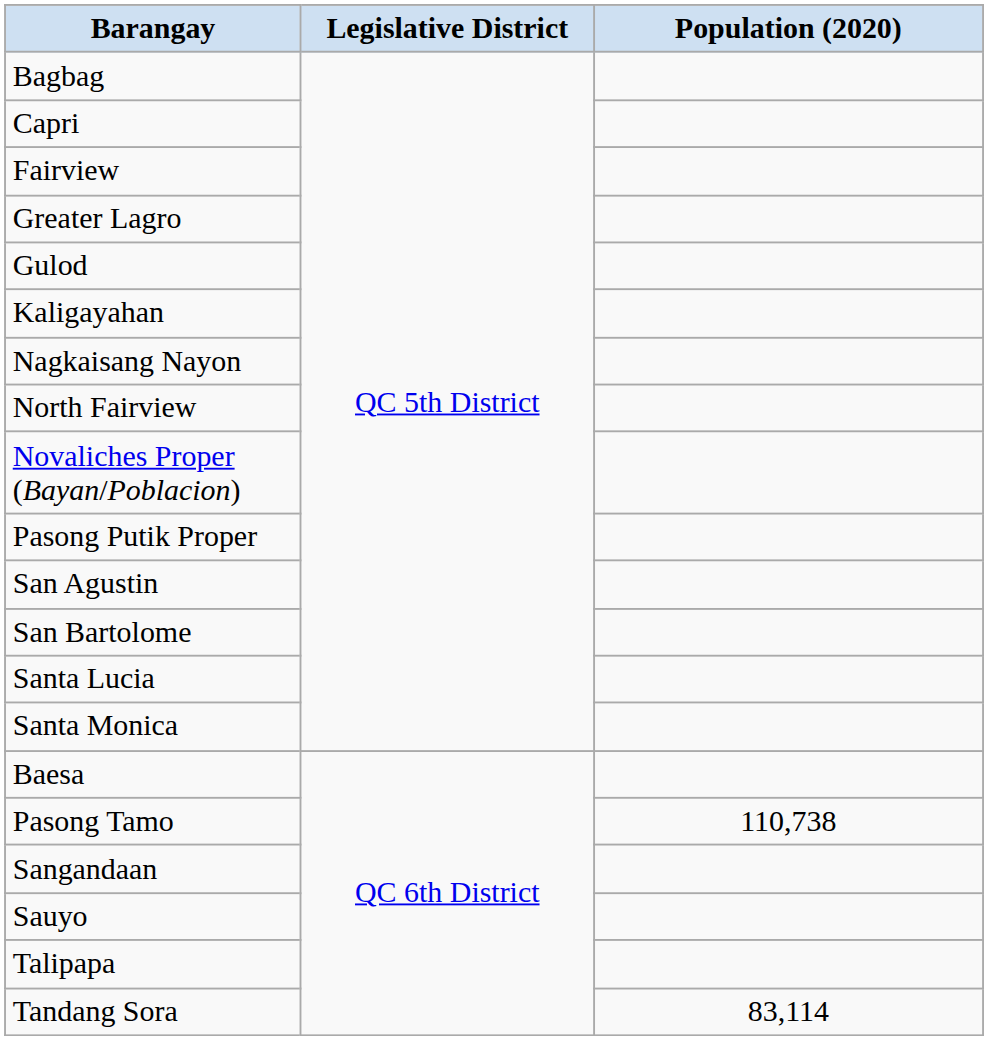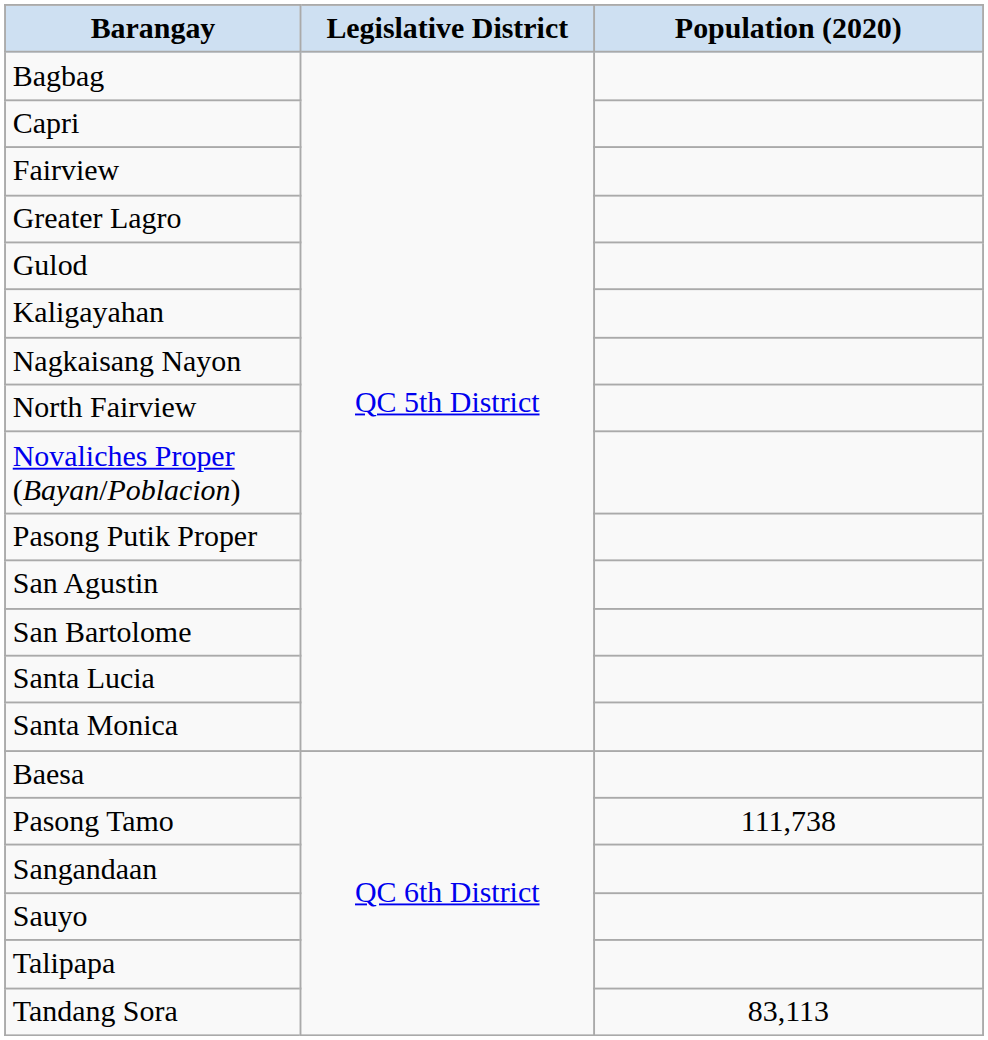(788, 821) 110,738 -> (788, 821) 111,738
(788, 1010) 83,114 -> (788, 1010) 83,113
